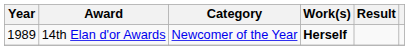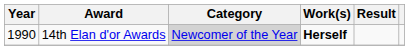(22, 34) 1989 -> (22, 34) 1990
(234, 34) no background -> (234, 34) lightgrey background
